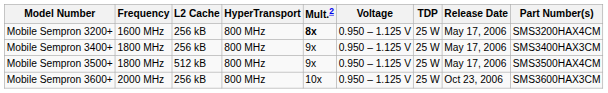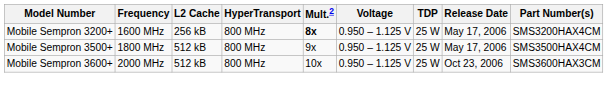- row: (60, 47)
(190, 80) 256 kB -> (190, 64) 512 kB
